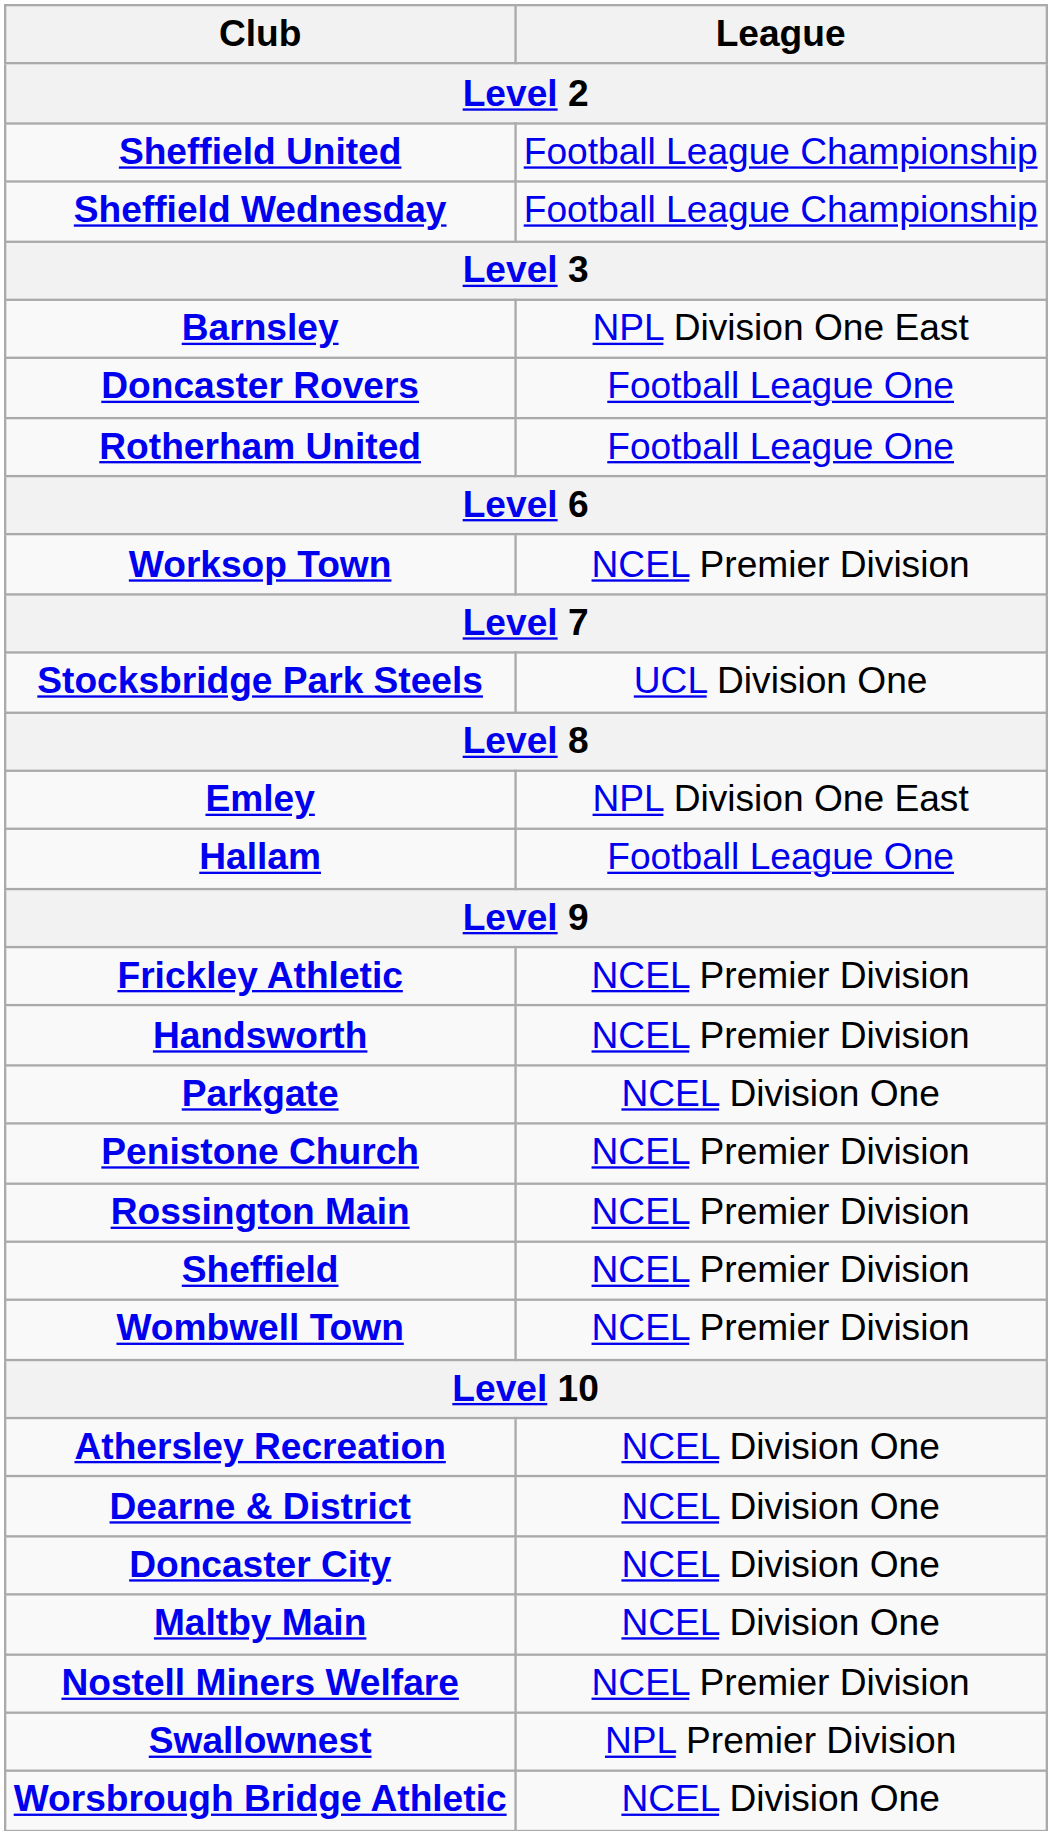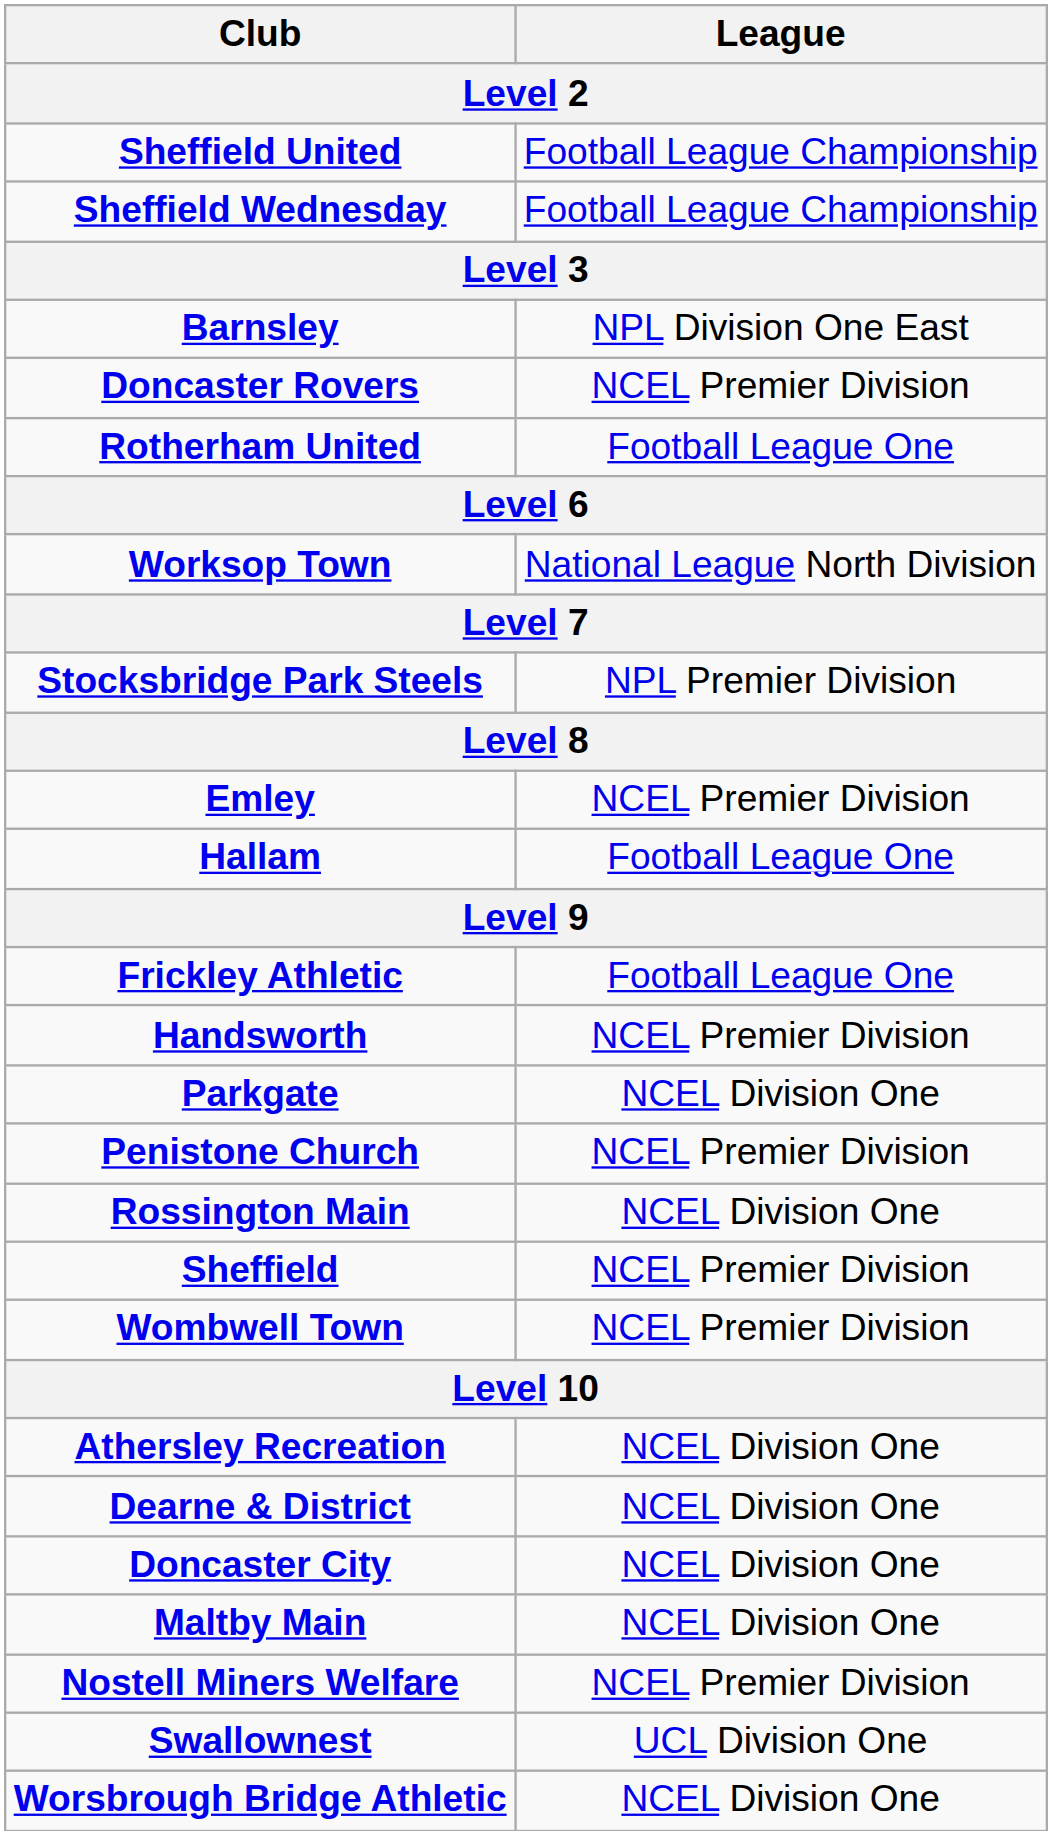(781, 387) Football League One -> (781, 387) NCEL Premier Division
(781, 563) NCEL Premier Division -> (781, 563) National League North Division
(781, 681) UCL Division One -> (781, 681) NPL Premier Division
(781, 799) NPL Division One East -> (781, 799) NCEL Premier Division
(781, 975) NCEL Premier Division -> (781, 975) Football League One
(781, 1211) NCEL Premier Division -> (781, 1211) NCEL Division One
(781, 1741) NPL Premier Division -> (781, 1741) UCL Division One
